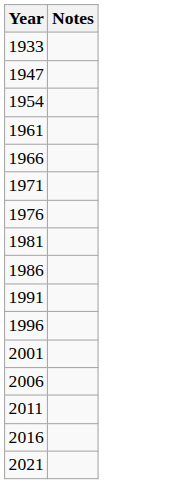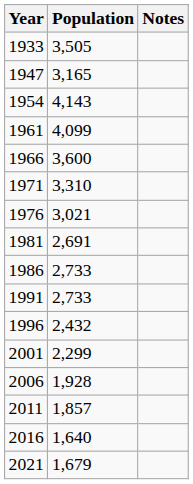+ column: (93, 18)
